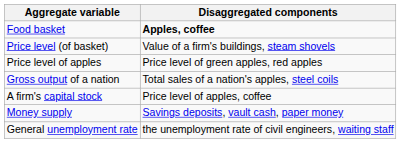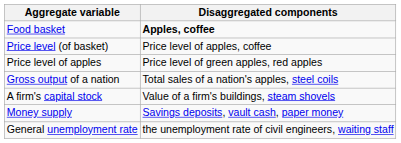(239, 46) Value of a firm's buildings, steam shovels -> (207, 46) Price level of apples, coffee
(207, 96) Price level of apples, coffee -> (239, 96) Value of a firm's buildings, steam shovels
